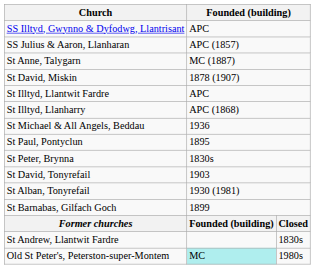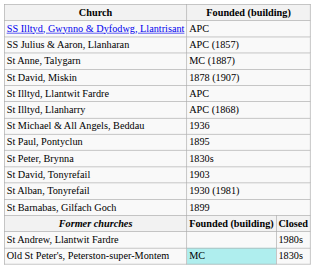(291, 239) 1830s -> (291, 239) 1980s
(291, 256) 1980s -> (291, 256) 1830s
